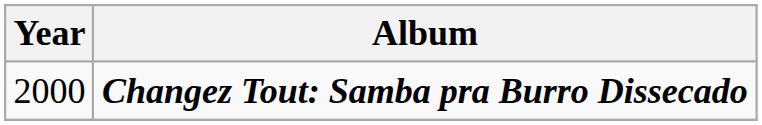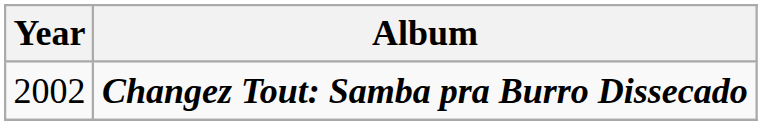(49, 90) 2000 -> (49, 90) 2002
